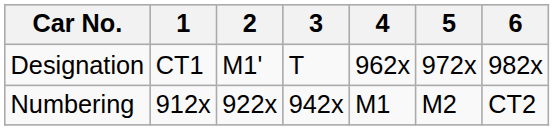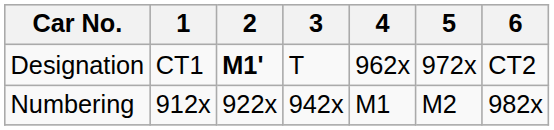(242, 64) normal -> (243, 64) bold
(516, 64) 982x -> (512, 64) CT2
(512, 104) CT2 -> (516, 104) 982x
